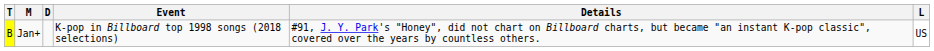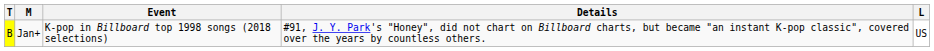- column: (48, 12)
